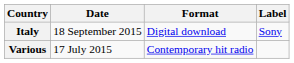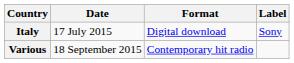(97, 31) 18 September 2015 -> (83, 31) 17 July 2015
(83, 49) 17 July 2015 -> (97, 49) 18 September 2015
